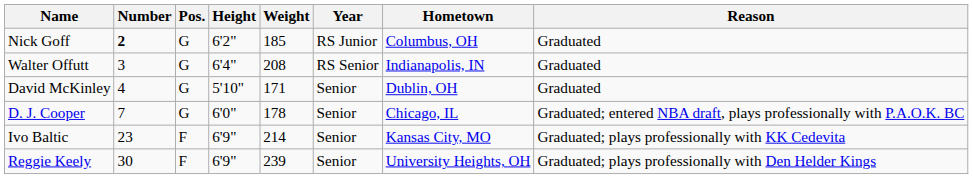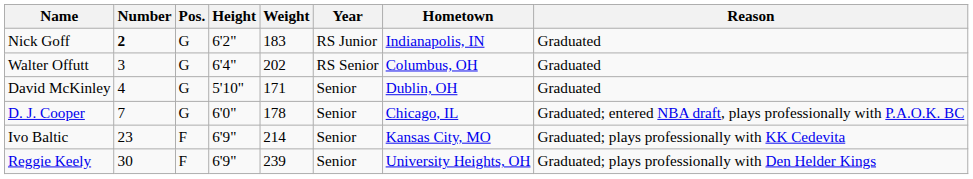(275, 40) 185 -> (275, 40) 183
(432, 40) Columbus, OH -> (435, 40) Indianapolis, IN
(275, 64) 208 -> (275, 64) 202
(435, 64) Indianapolis, IN -> (432, 64) Columbus, OH
